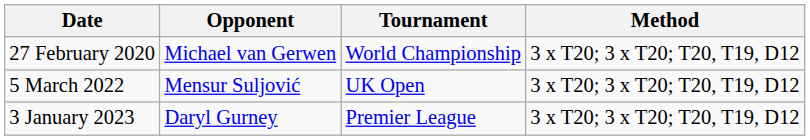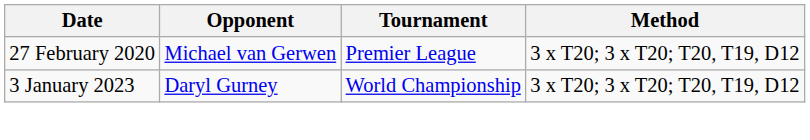(433, 53) World Championship -> (411, 53) Premier League
- row: (67, 85)
(411, 118) Premier League -> (433, 85) World Championship
